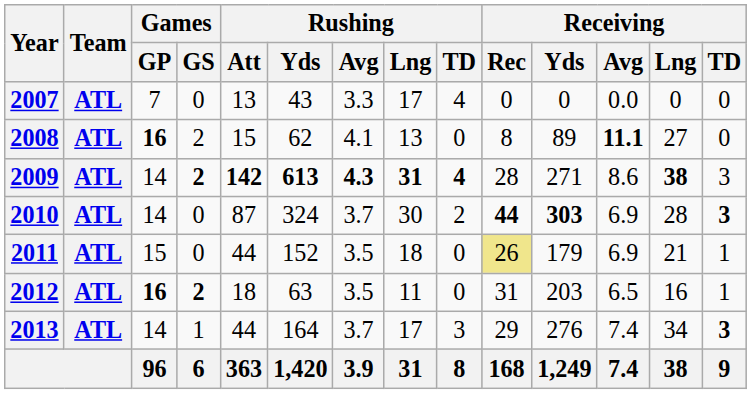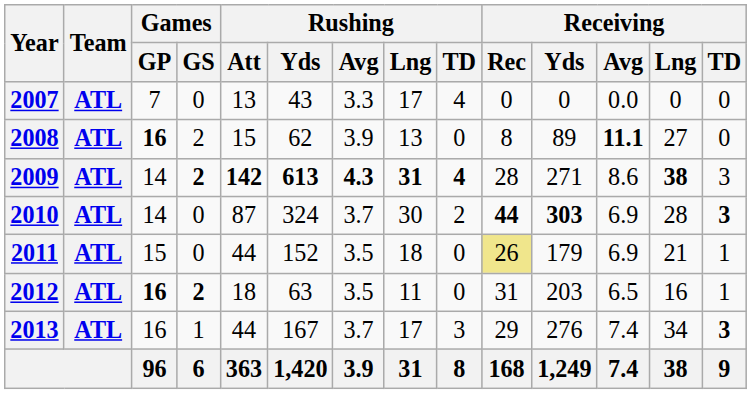(359, 138) 4.1 -> (359, 138) 3.9
(155, 330) 14 -> (155, 330) 16
(300, 330) 164 -> (300, 330) 167
